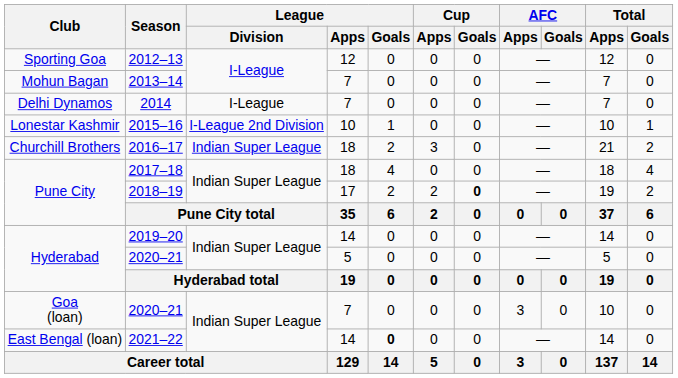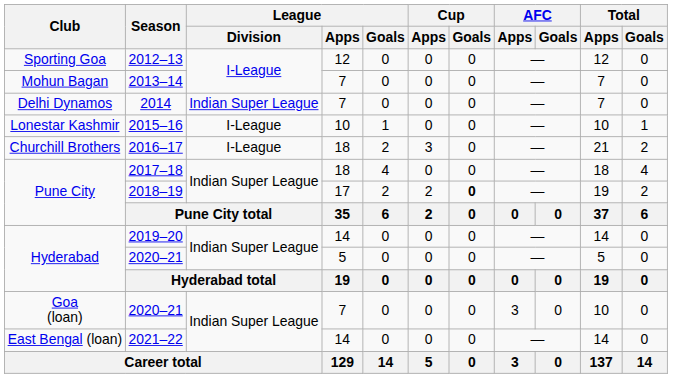(257, 103) I-League -> (254, 103) Indian Super League
(257, 125) I-League 2nd Division -> (254, 125) I-League
(257, 147) Indian Super League -> (254, 147) I-League
(391, 340) bold -> (385, 340) normal
